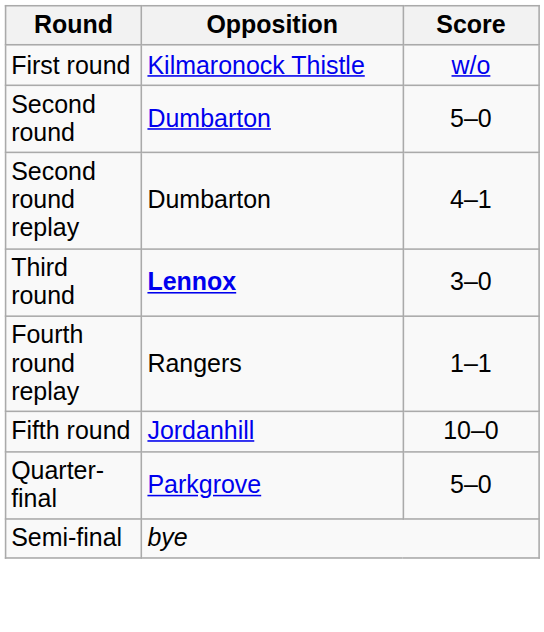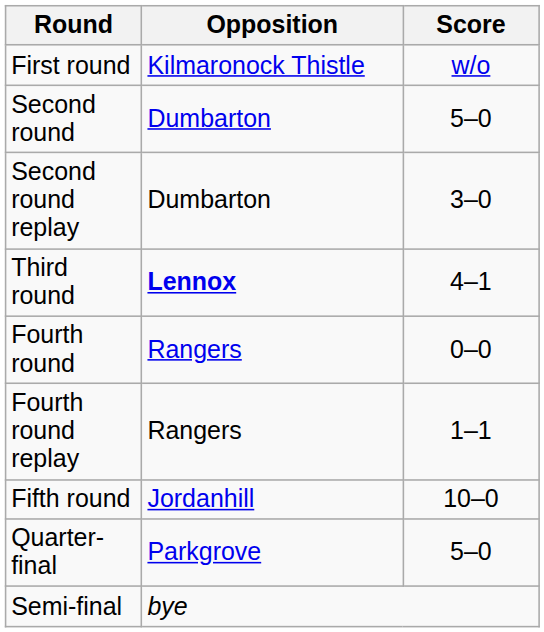(471, 200) 4–1 -> (471, 200) 3–0
(471, 281) 3–0 -> (471, 281) 4–1
+ row: (47, 349)
